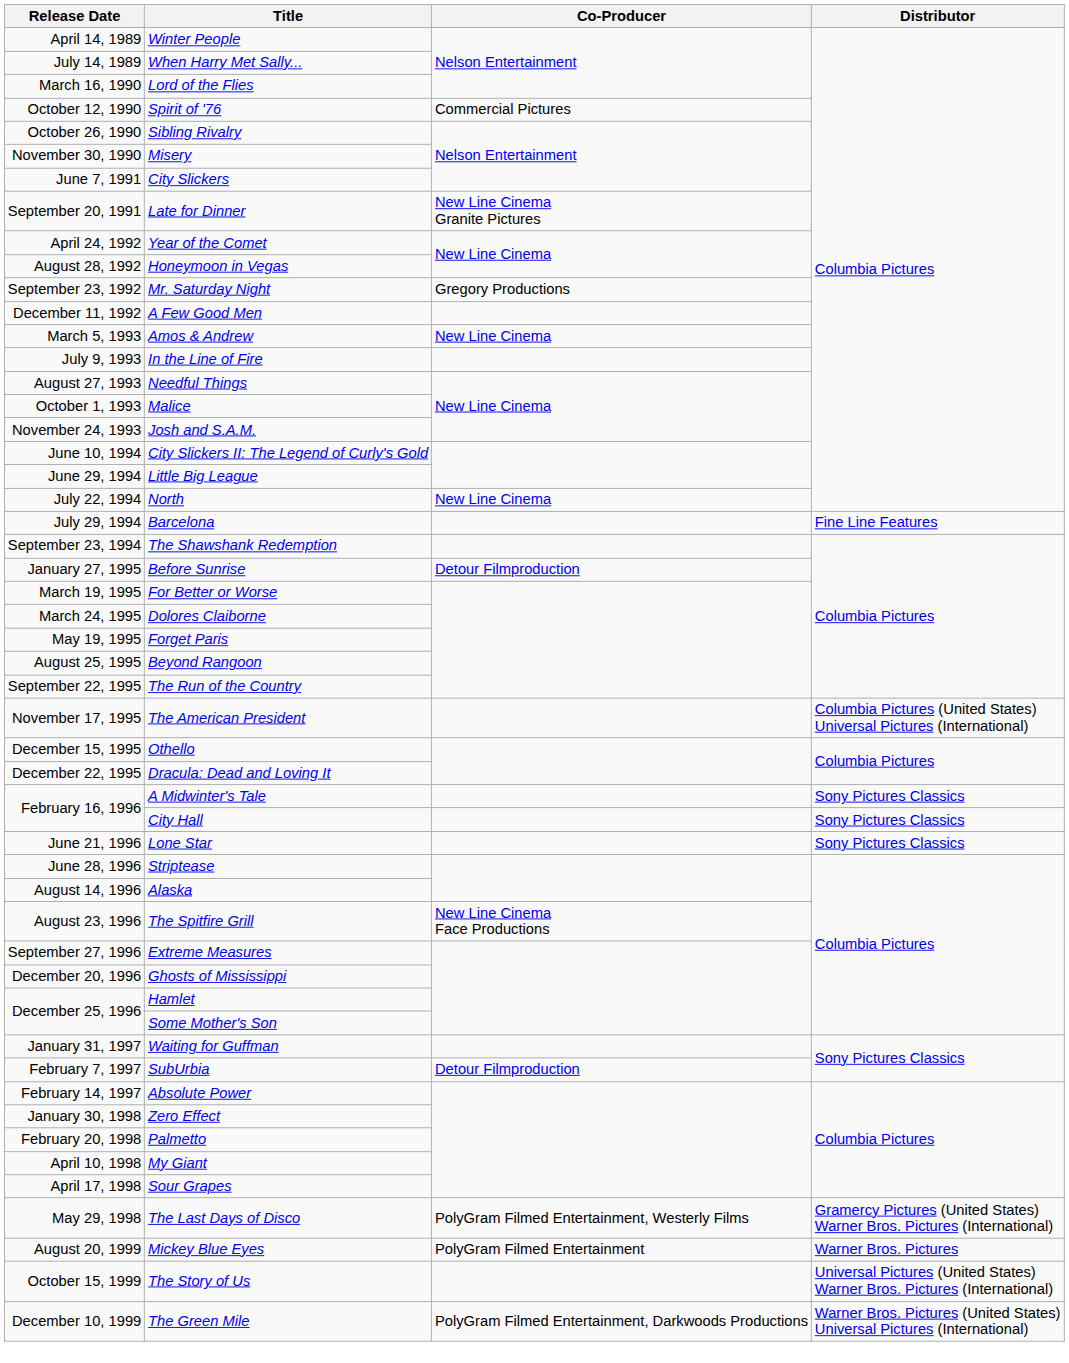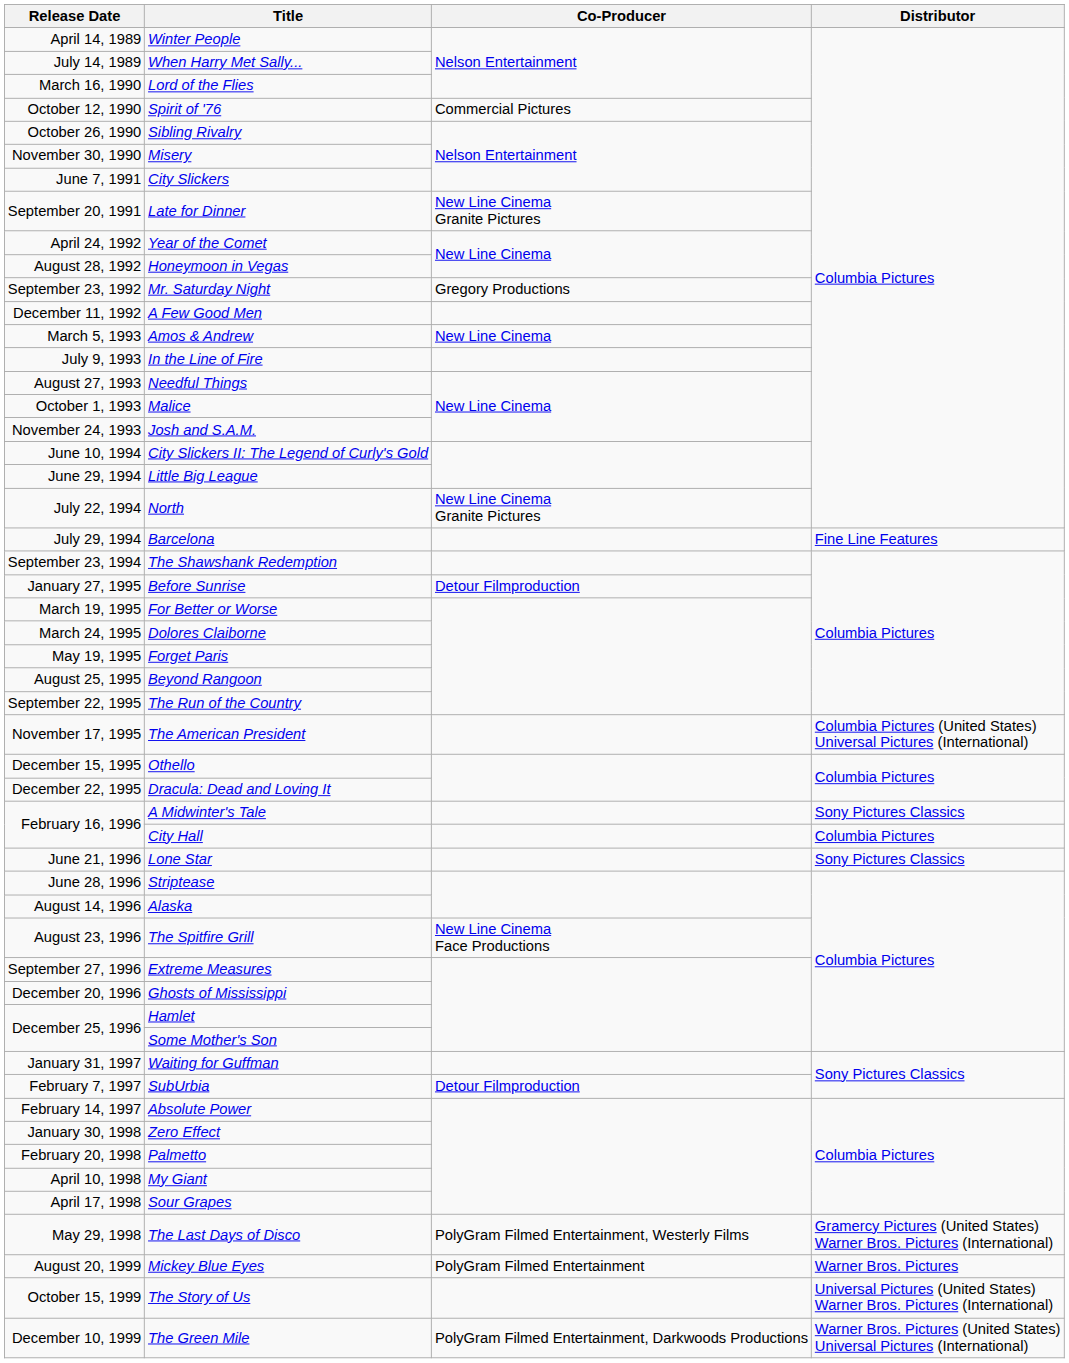(493, 499) New Line Cinema -> (493, 507) New Line Cinema Granite Pictures
(890, 819) Sony Pictures Classics -> (875, 836) Columbia Pictures
